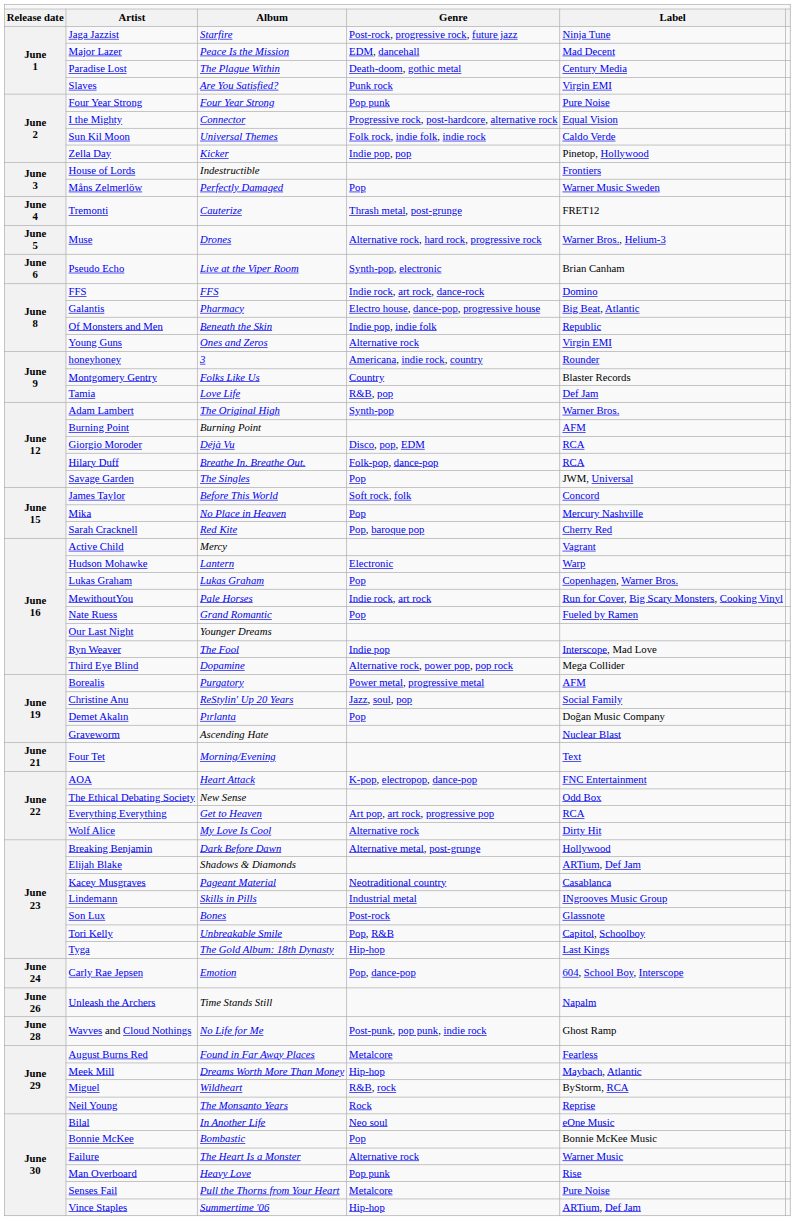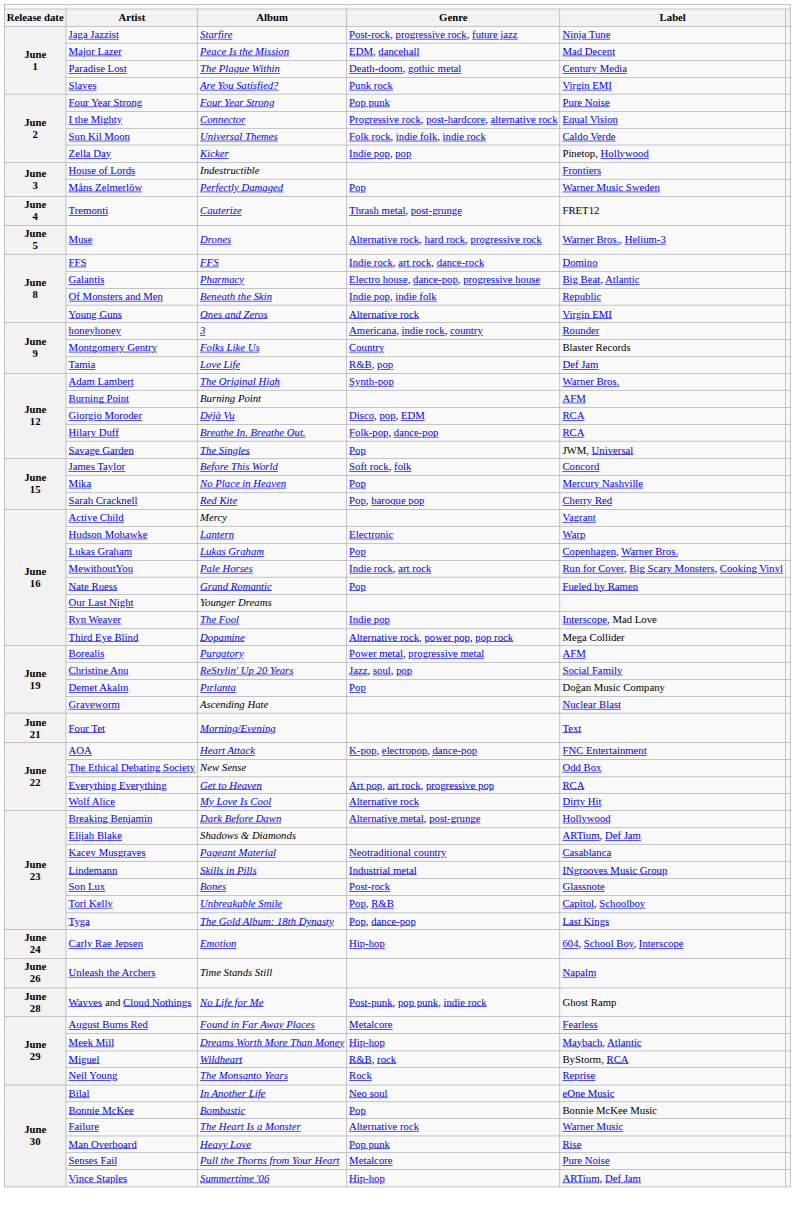- row: (96, 269)
(367, 950) Hip-hop -> (382, 921) Pop, dance-pop
(382, 973) Pop, dance-pop -> (367, 944) Hip-hop
